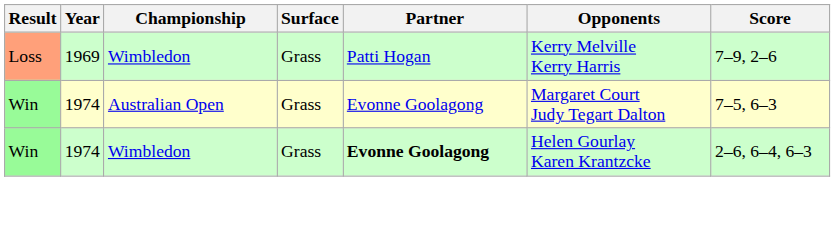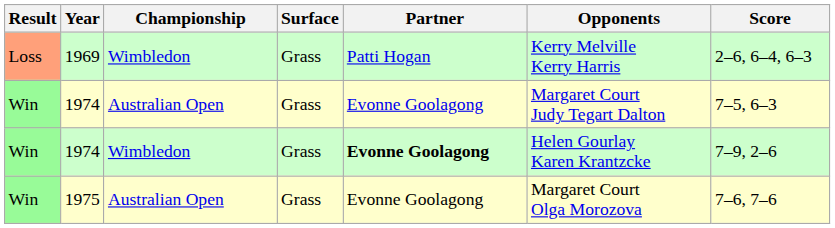(746, 56) 7–9, 2–6 -> (763, 56) 2–6, 6–4, 6–3
(763, 151) 2–6, 6–4, 6–3 -> (746, 151) 7–9, 2–6
+ row: (82, 199)
